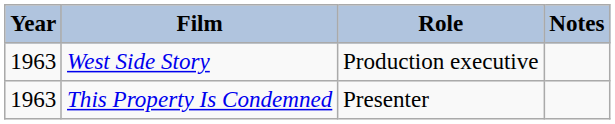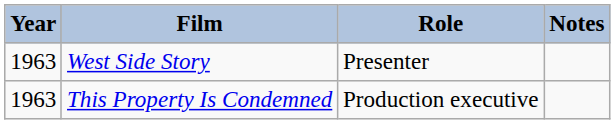(441, 61) Production executive -> (386, 61) Presenter
(386, 99) Presenter -> (441, 99) Production executive
